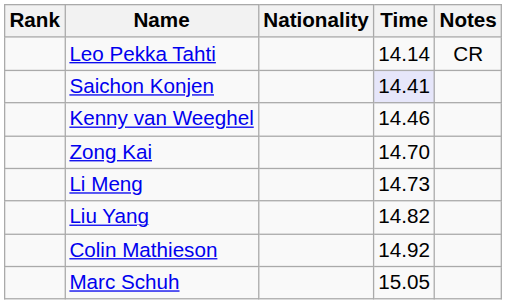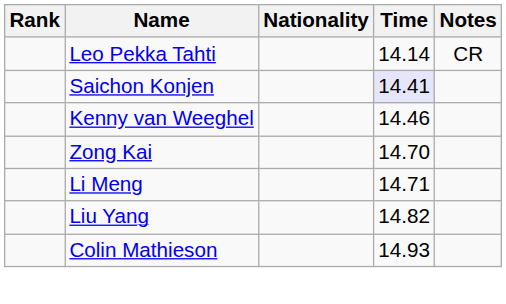(404, 184) 14.73 -> (404, 184) 14.71
(404, 250) 14.92 -> (404, 250) 14.93
- row: (124, 282)
